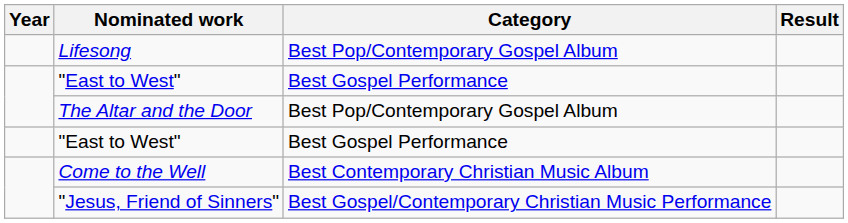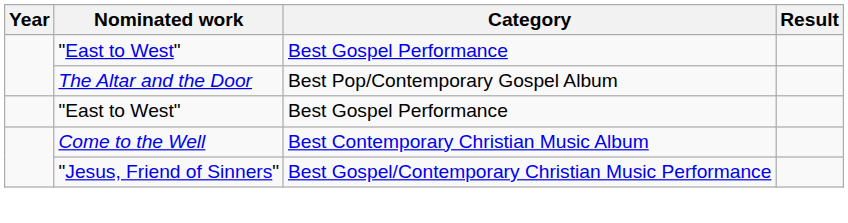- row: (95, 50)
